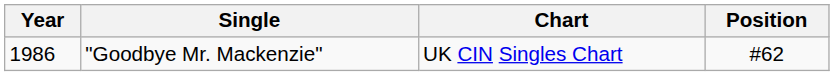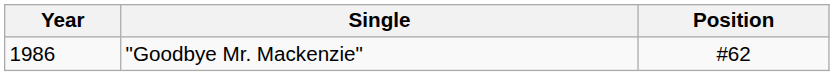- column: (561, 20)
